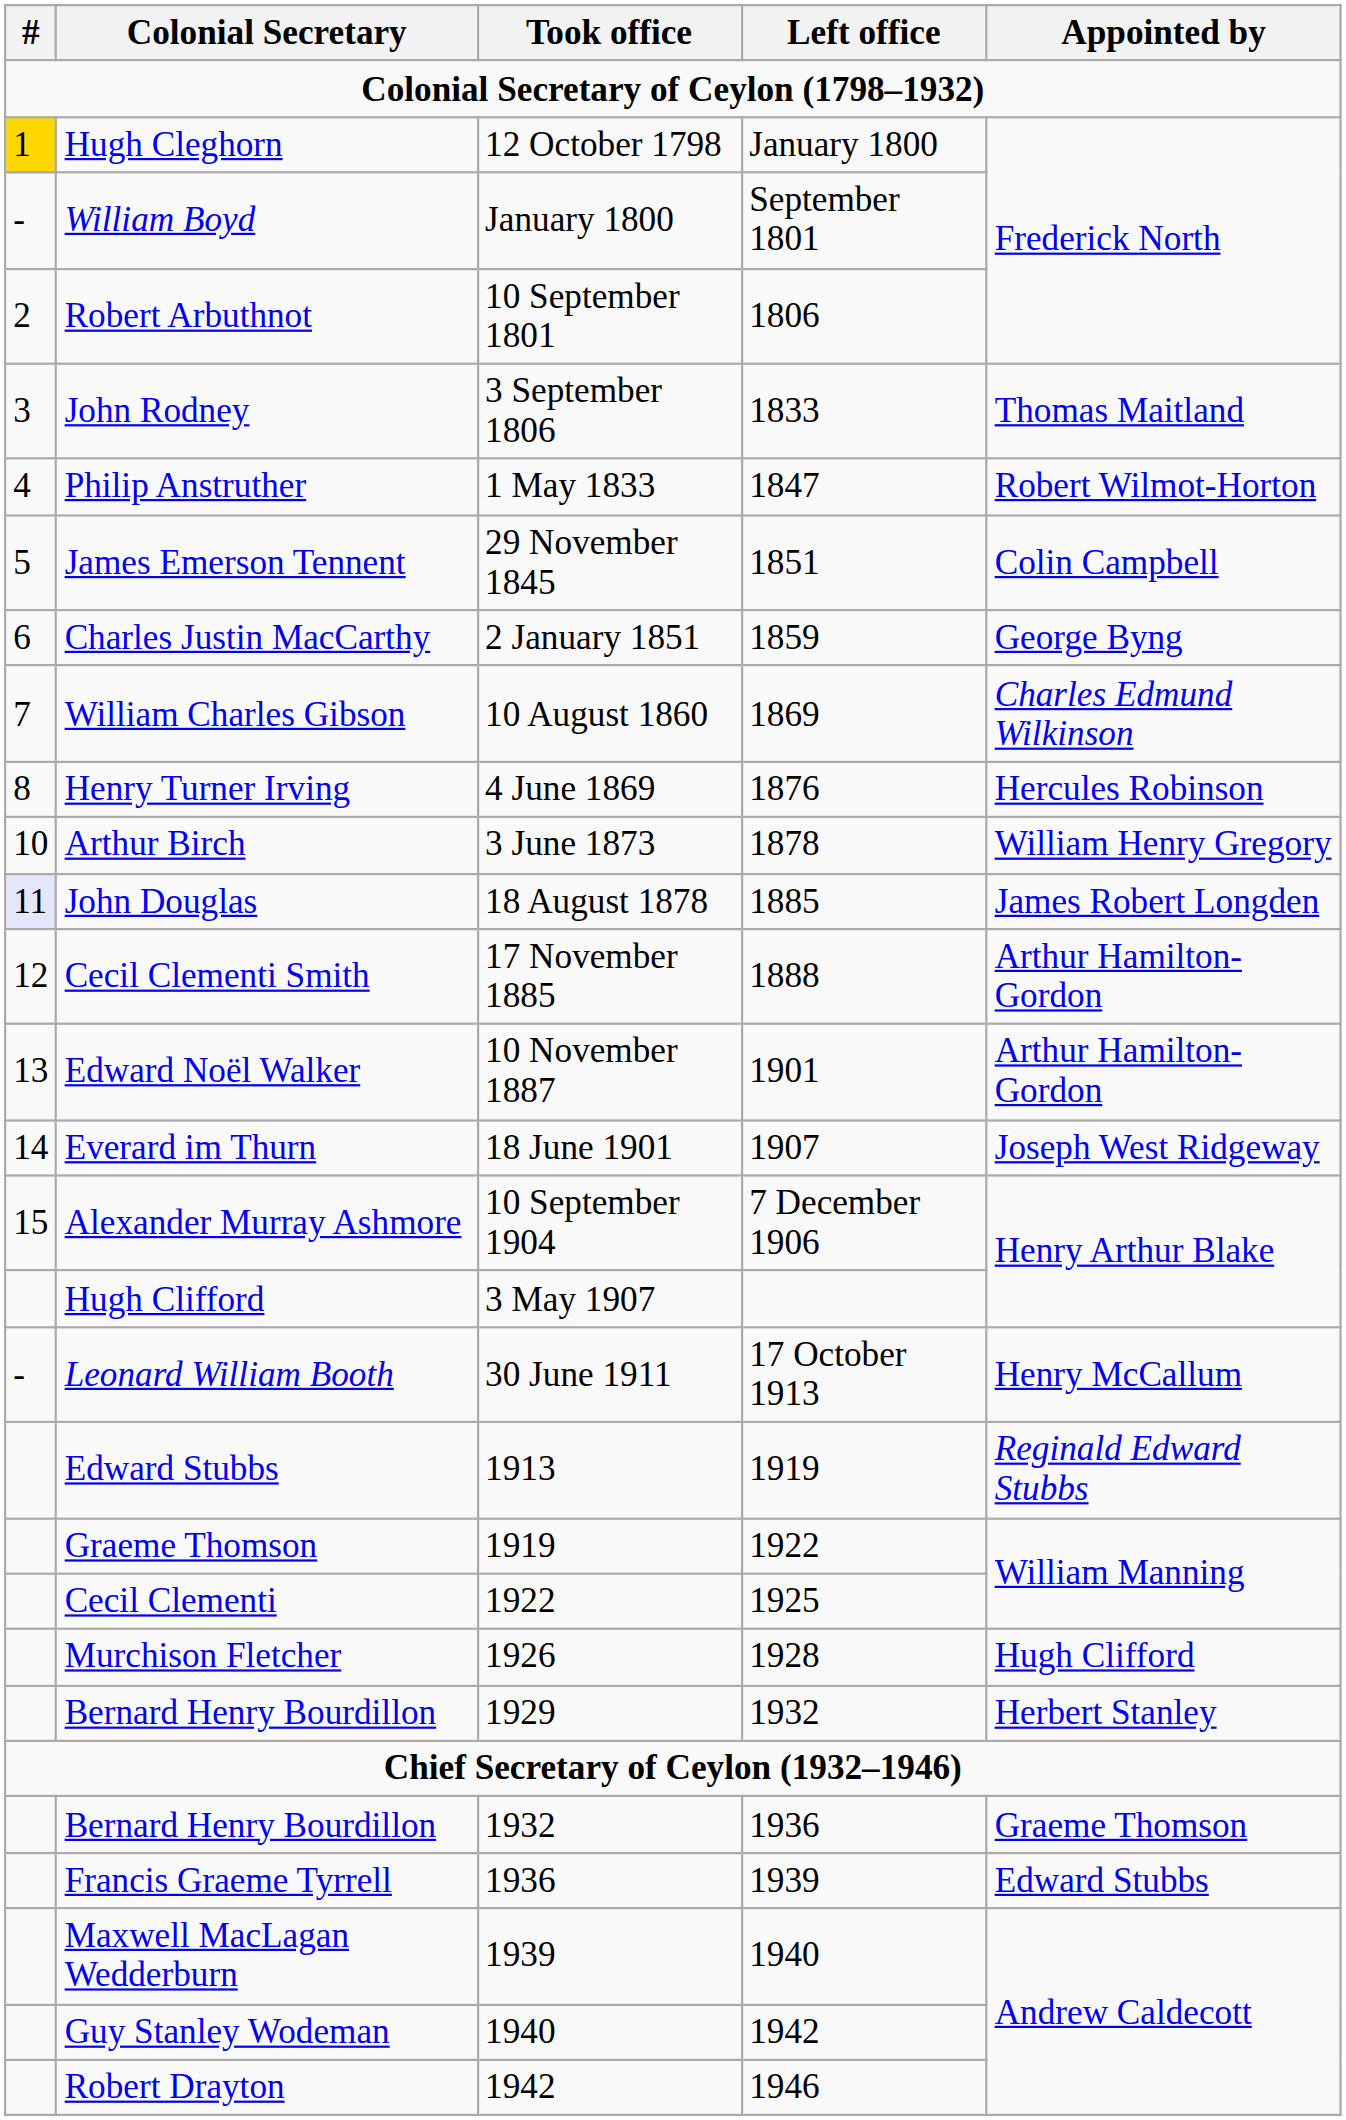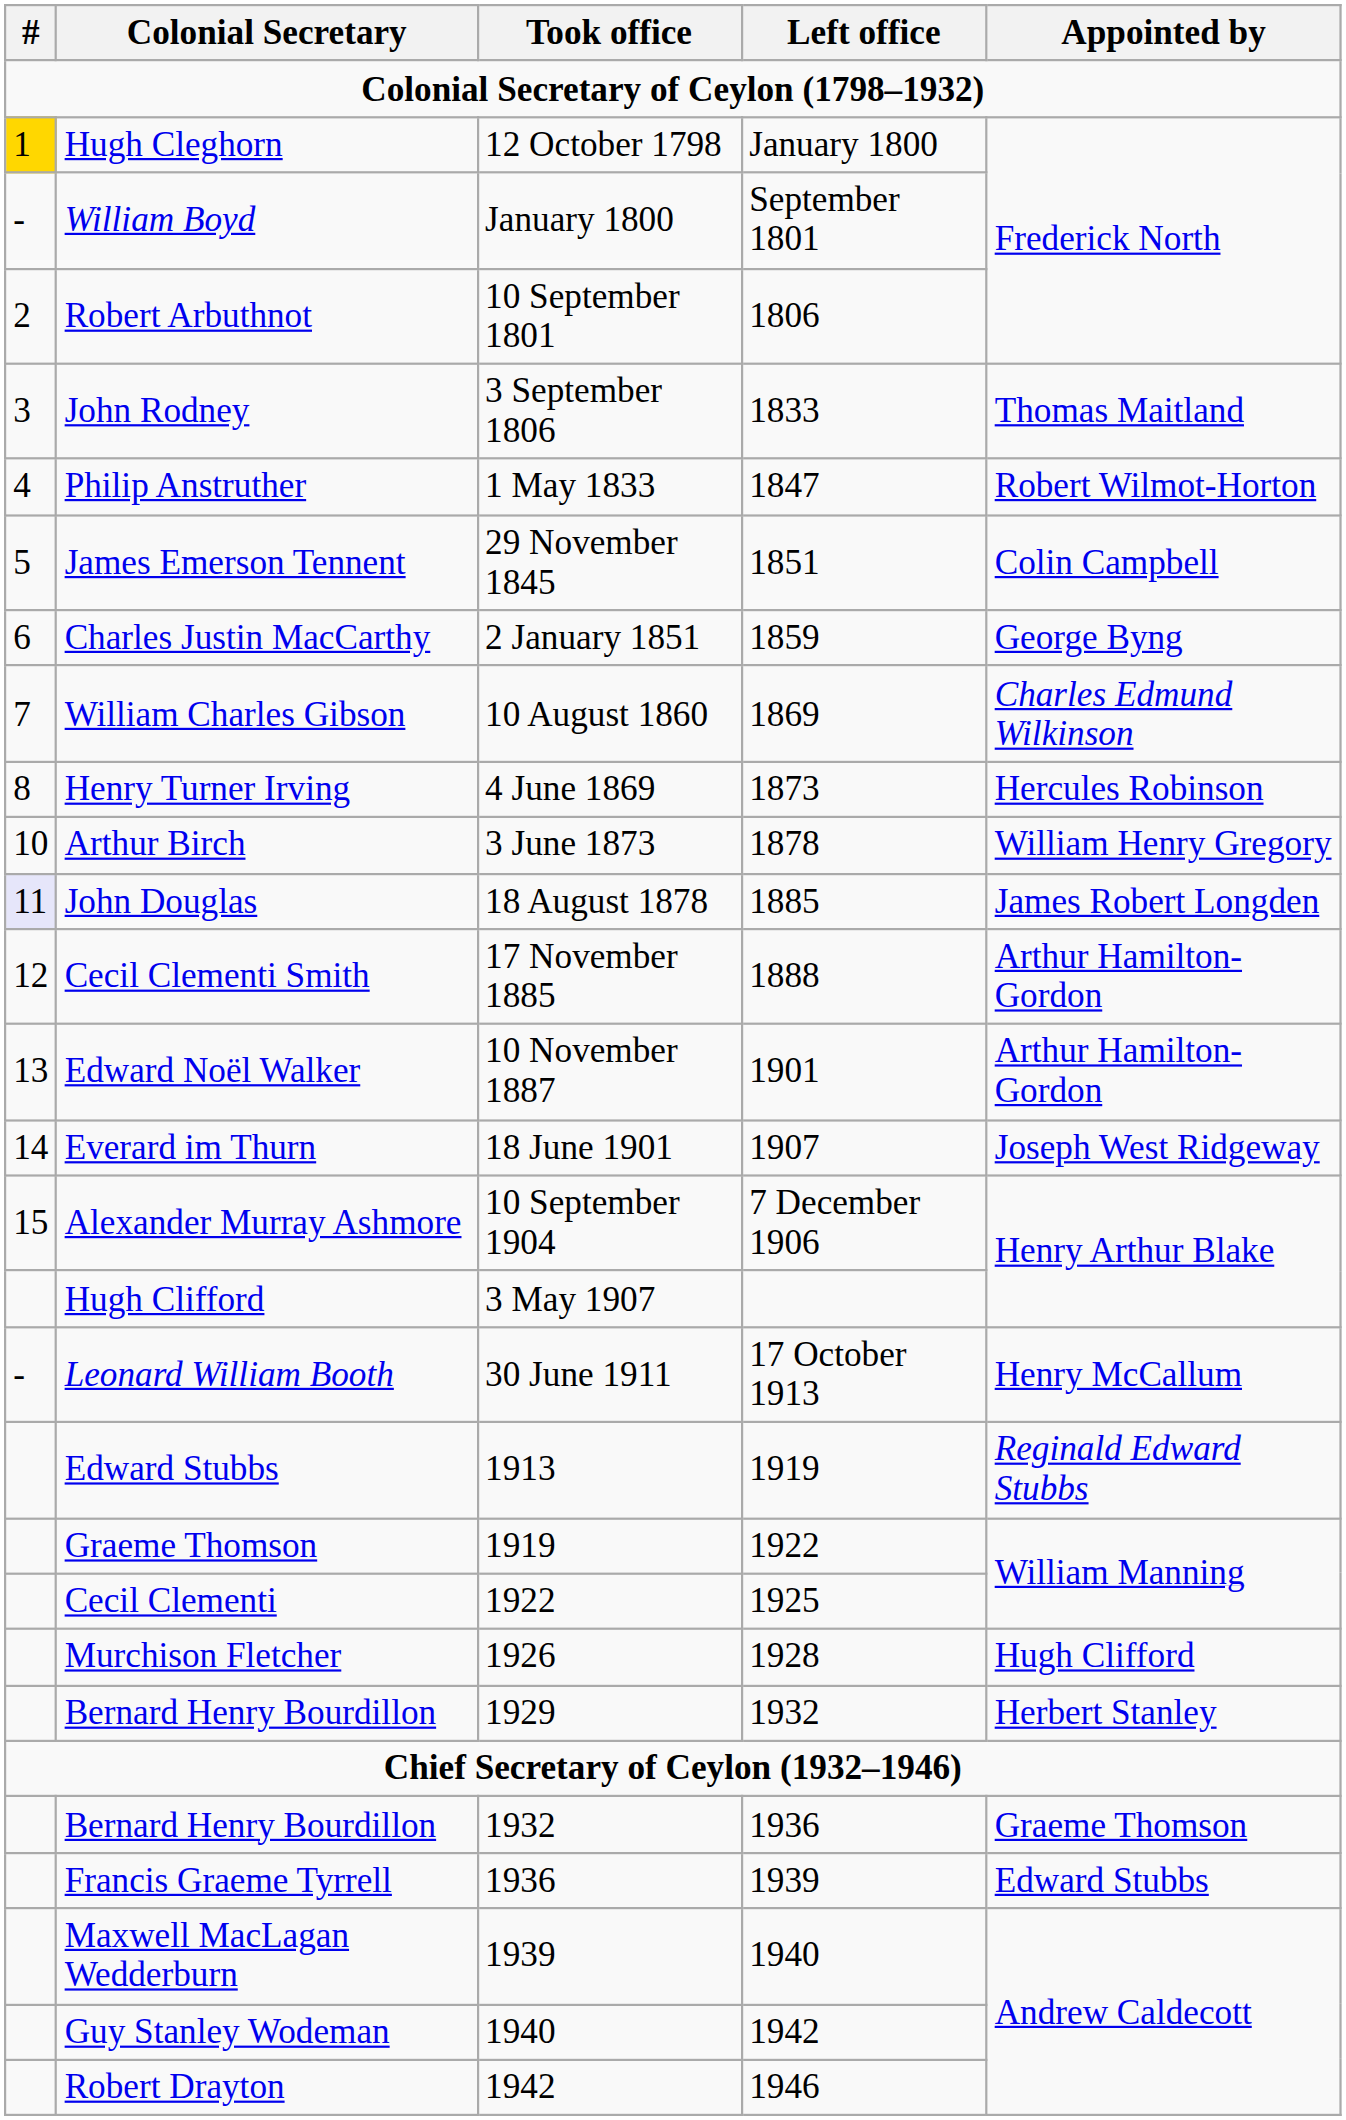(784, 788) 1876 -> (784, 788) 1873
